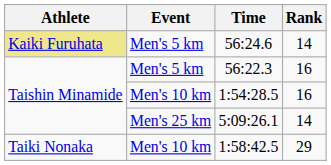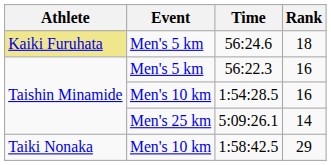(304, 43) 14 -> (304, 43) 18
